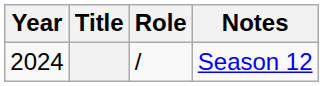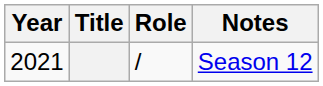(37, 61) 2024 -> (37, 61) 2021
